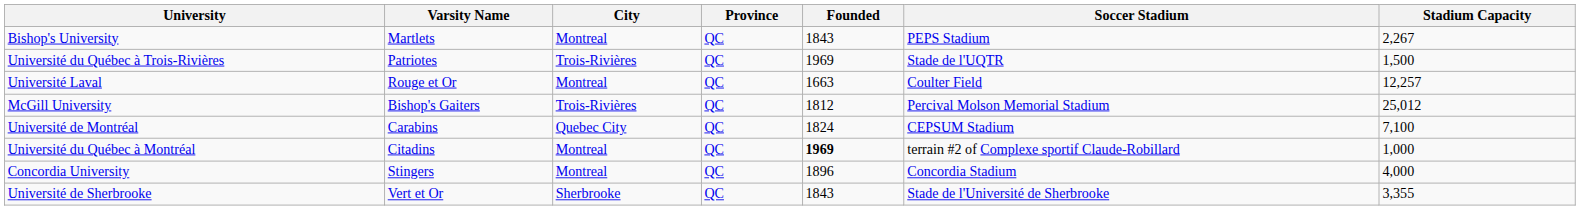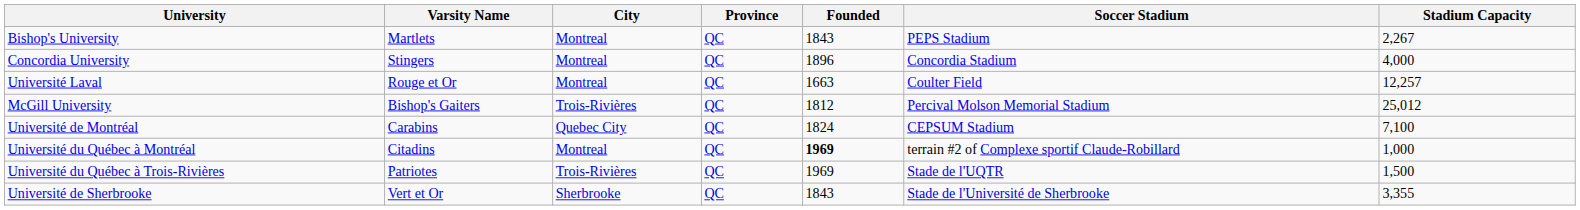rows swapped: (68, 171) <-> (116, 60)
